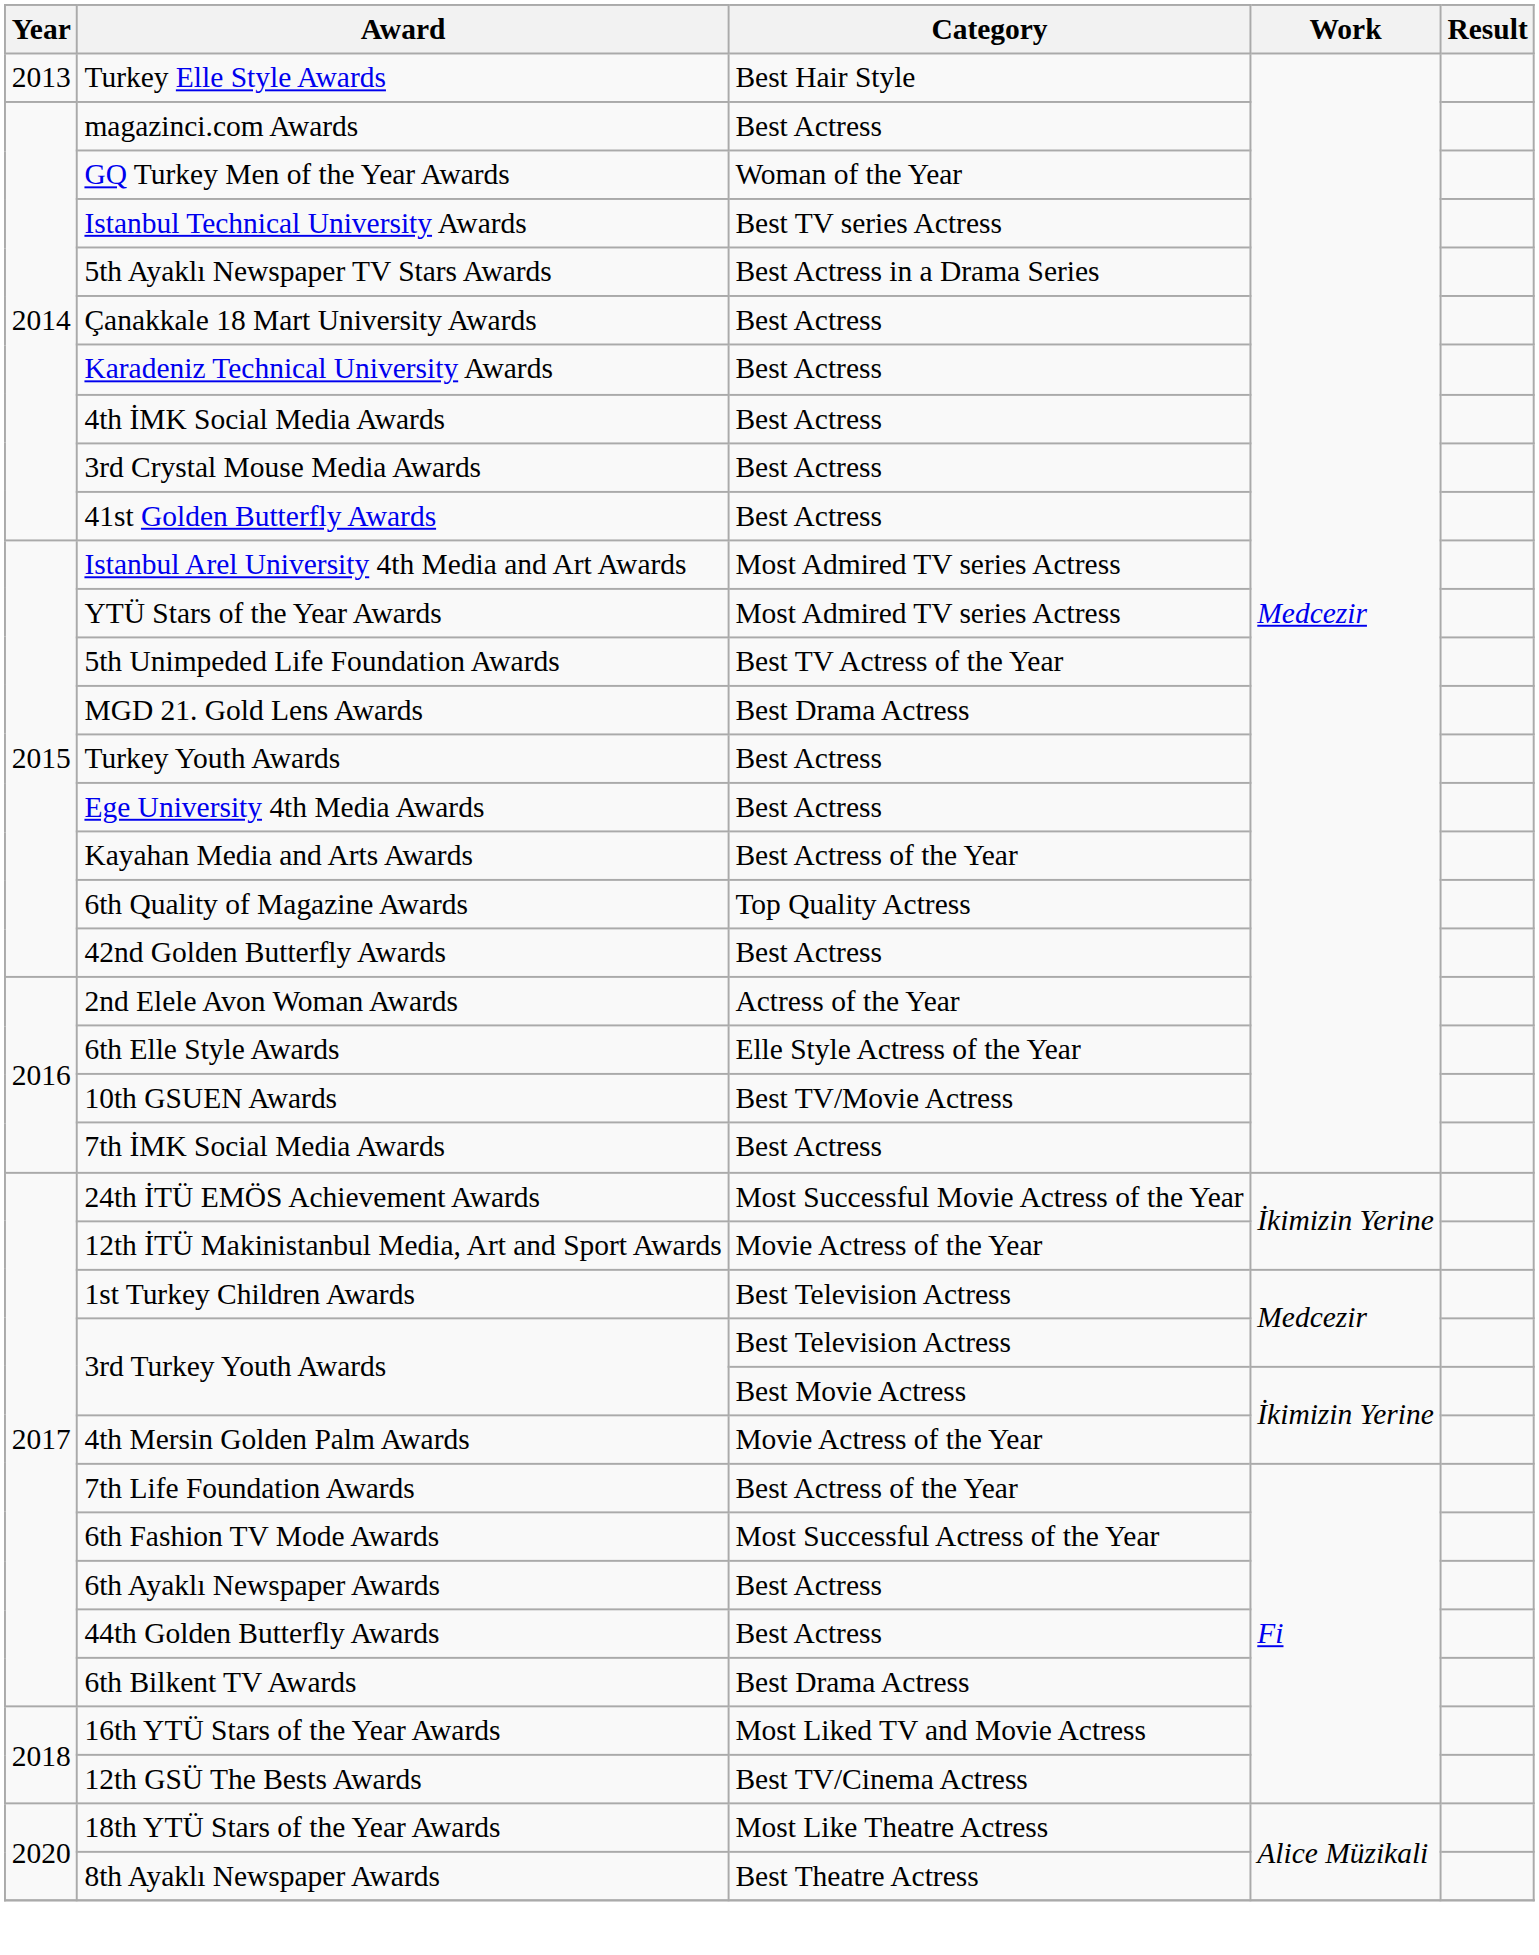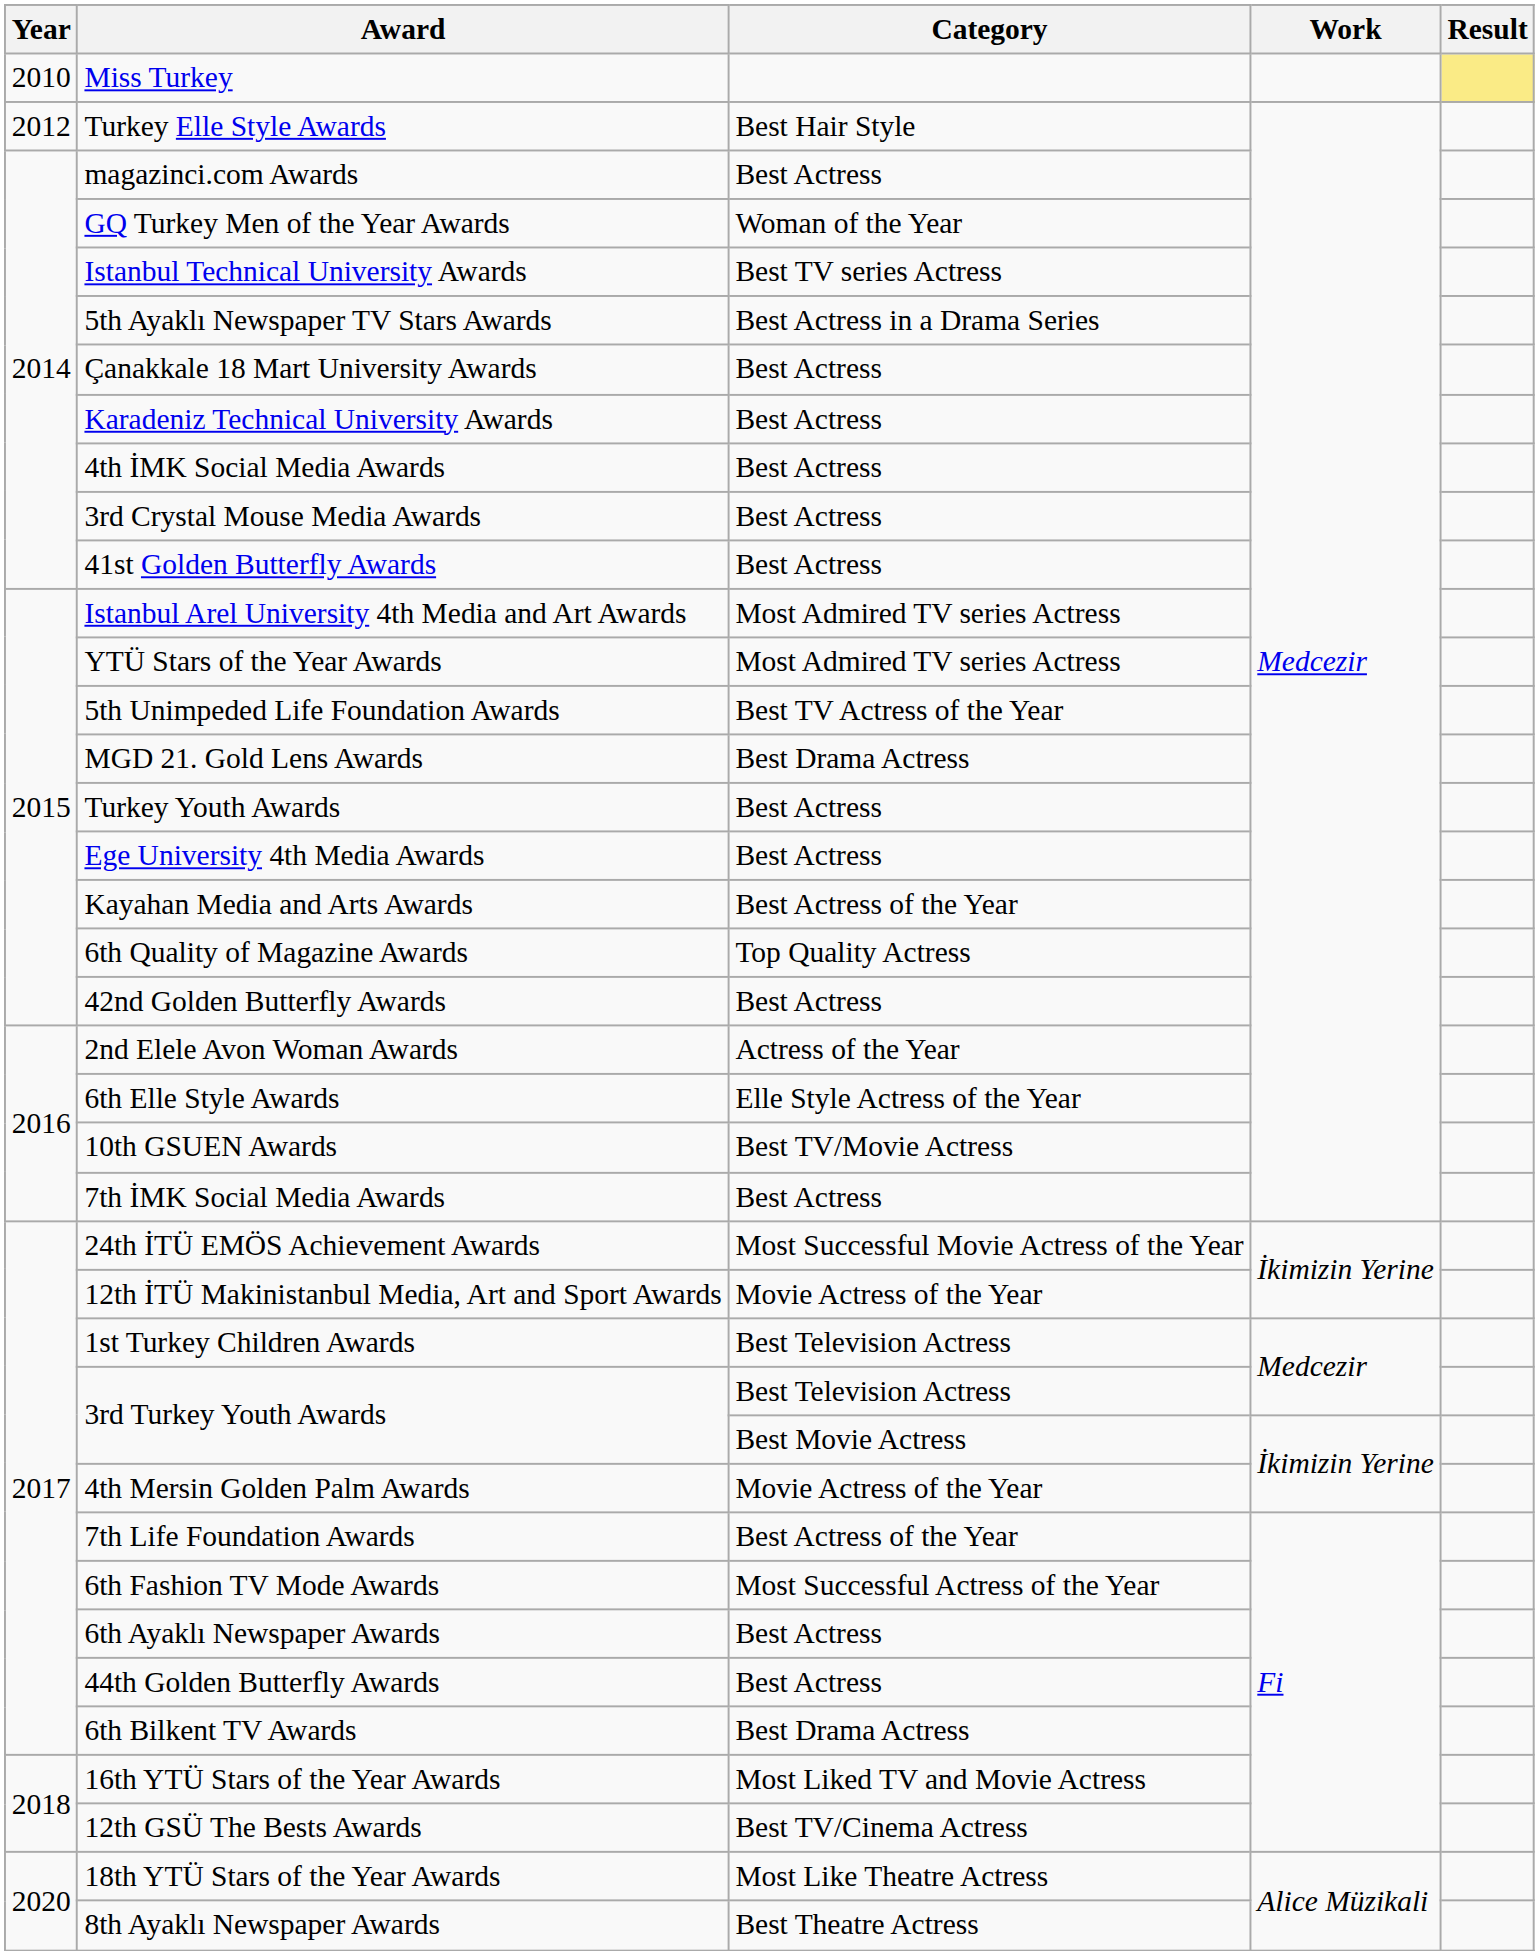+ row: (159, 77)
(41, 77) 2013 -> (41, 126) 2012
